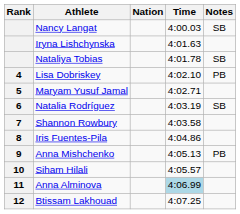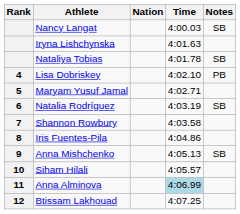(219, 153) PB -> (219, 153) SB
